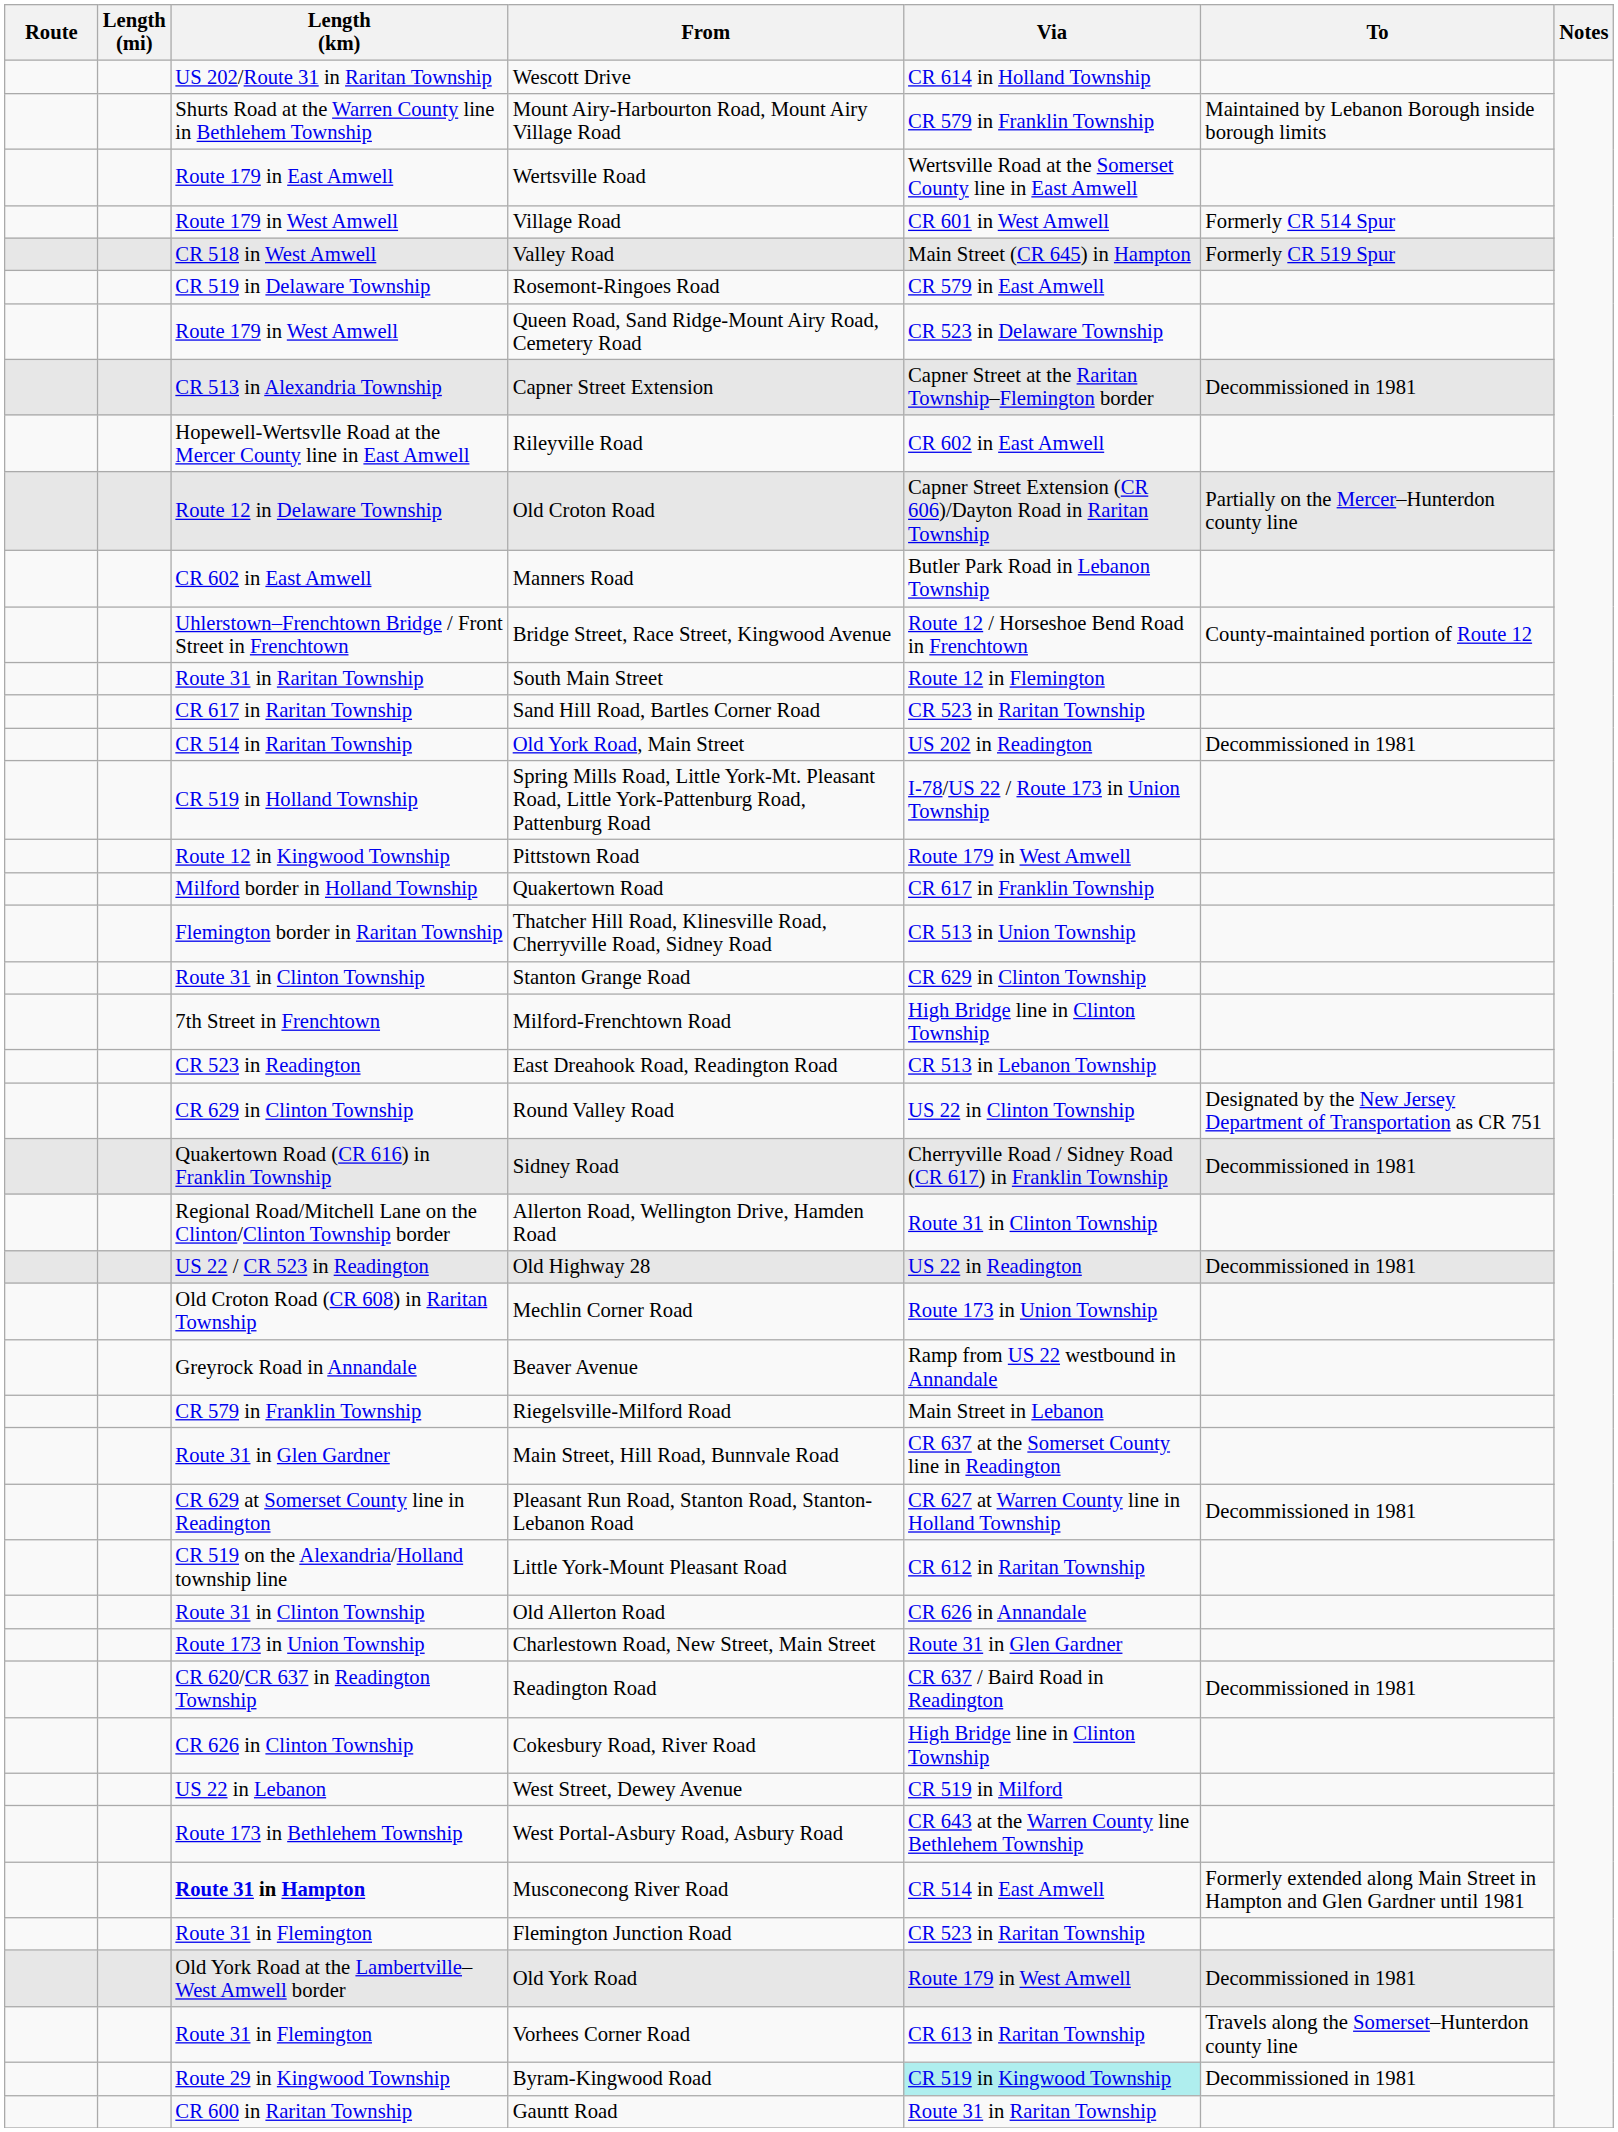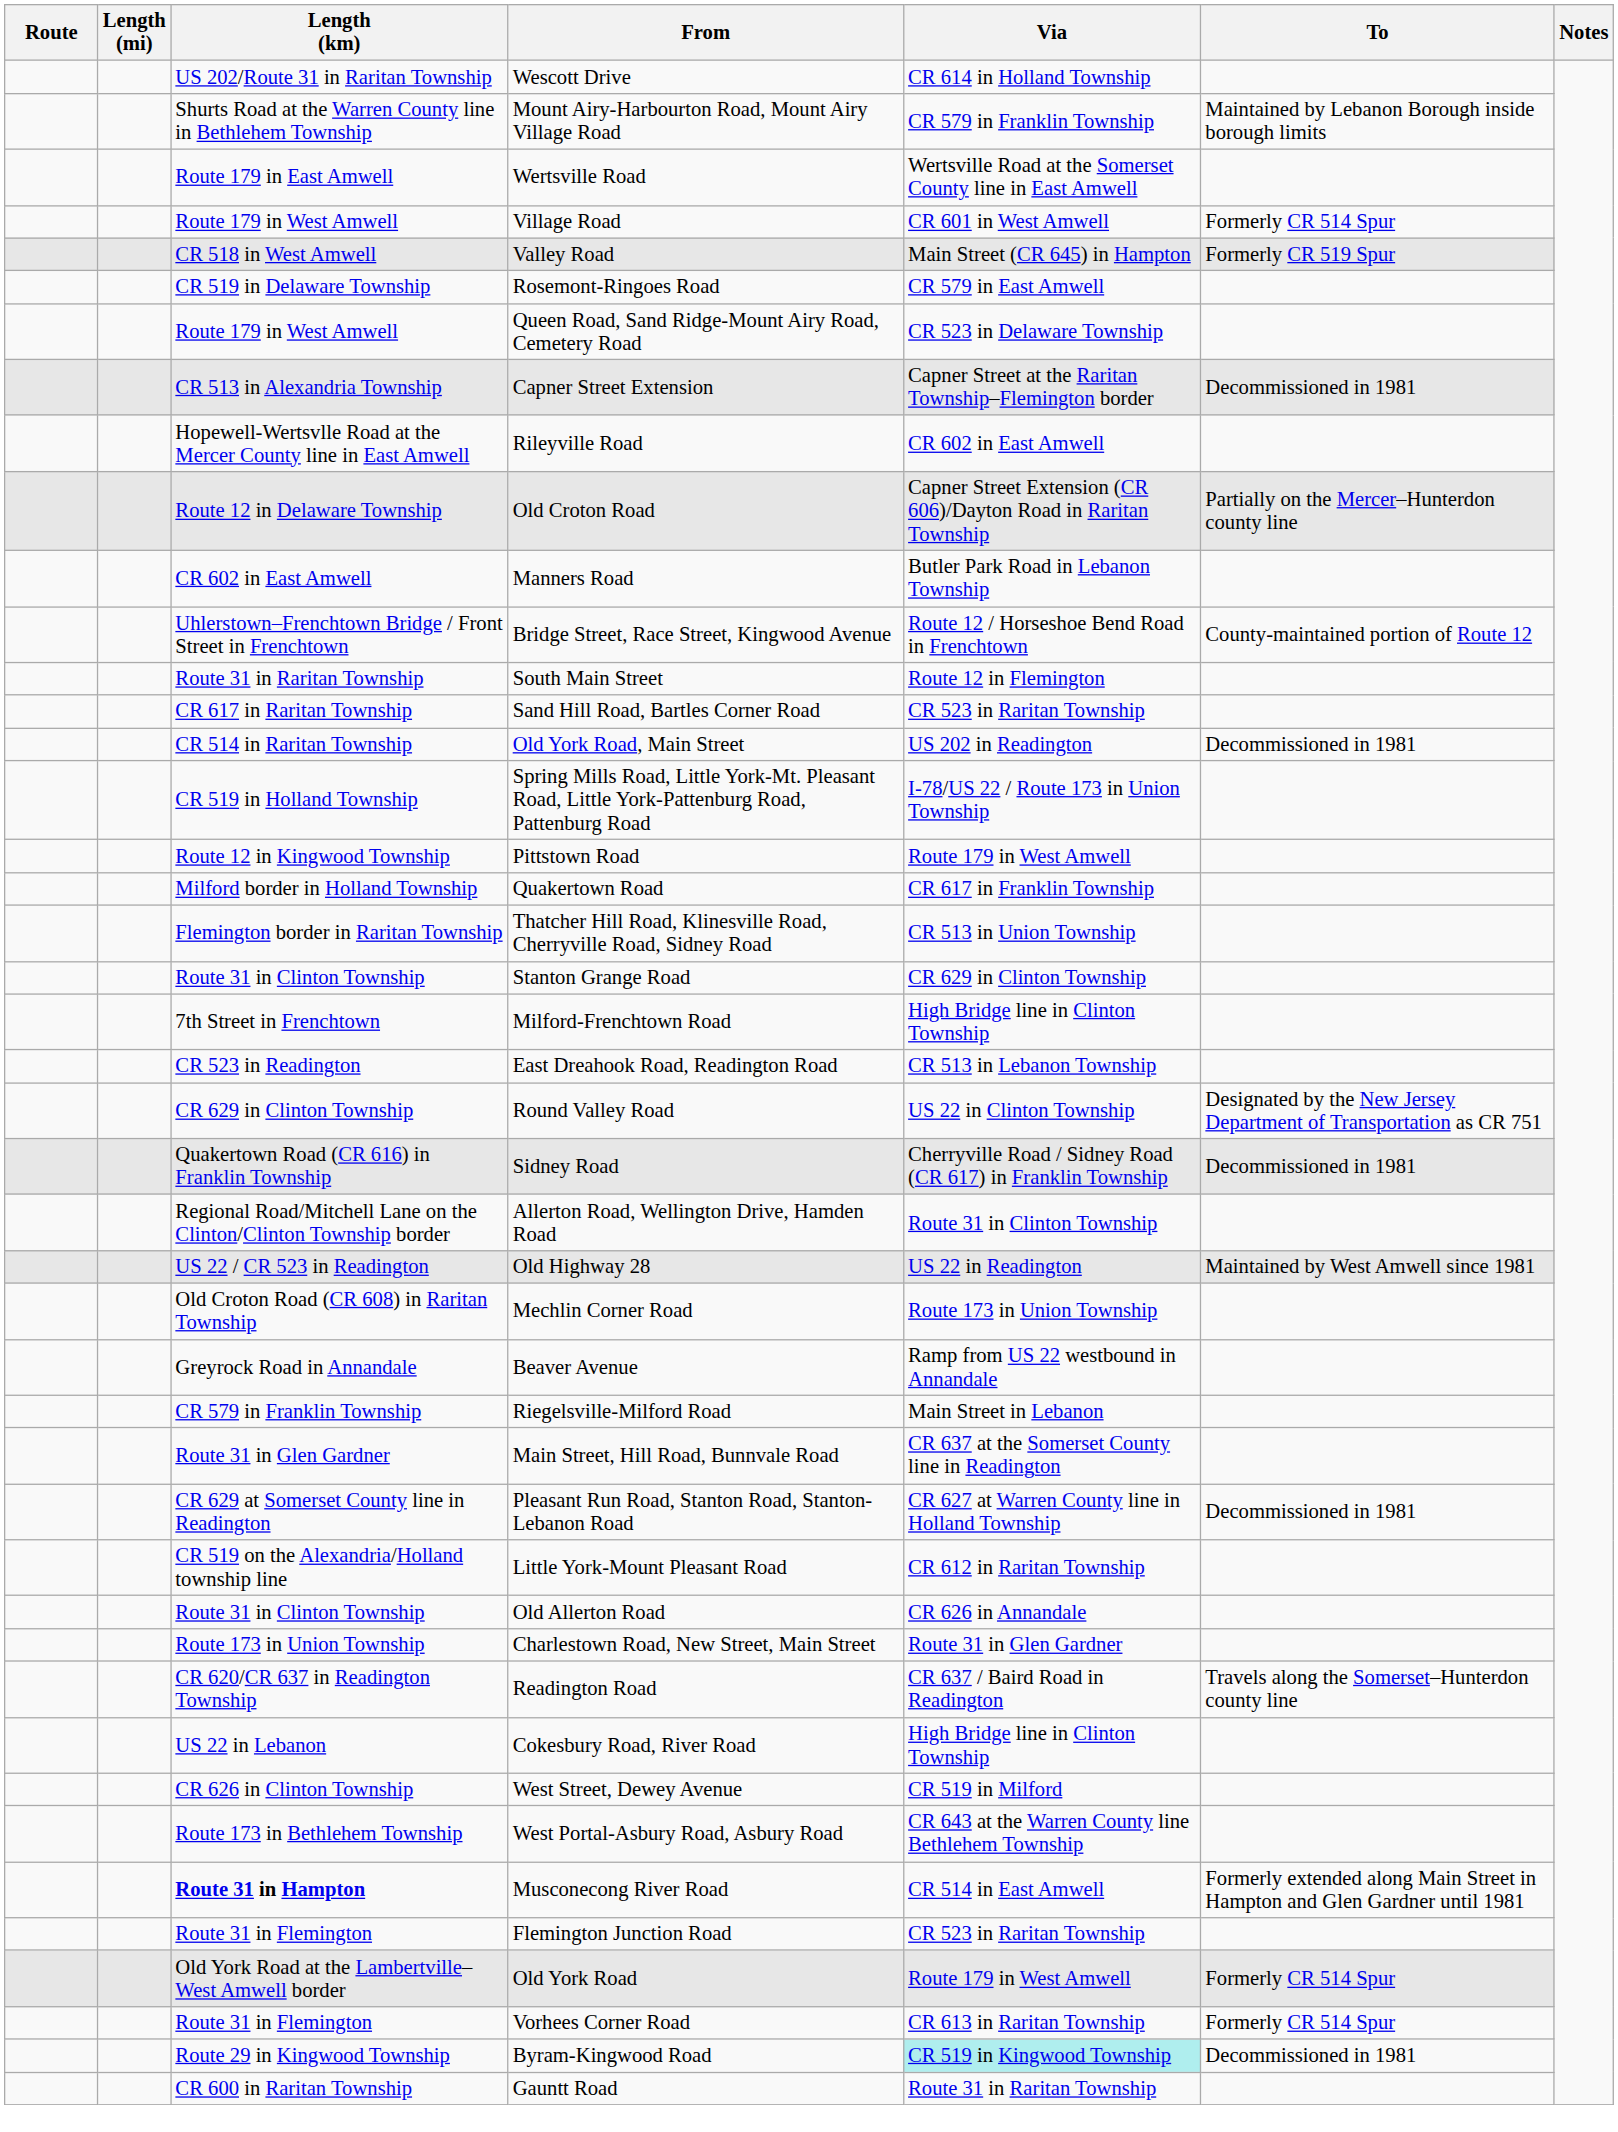(1311, 1266) Decommissioned in 1981 -> (1370, 1266) Maintained by West Amwell since 1981
(1311, 1688) Decommissioned in 1981 -> (1367, 1688) Travels along the Somerset–Hunterdon county line
(294, 1744) CR 626 in Clinton Township -> (251, 1744) US 22 in Lebanon
(251, 1789) US 22 in Lebanon -> (294, 1789) CR 626 in Clinton Township
(1311, 1978) Decommissioned in 1981 -> (1300, 1978) Formerly CR 514 Spur
(1367, 2034) Travels along the Somerset–Hunterdon county line -> (1300, 2022) Formerly CR 514 Spur
